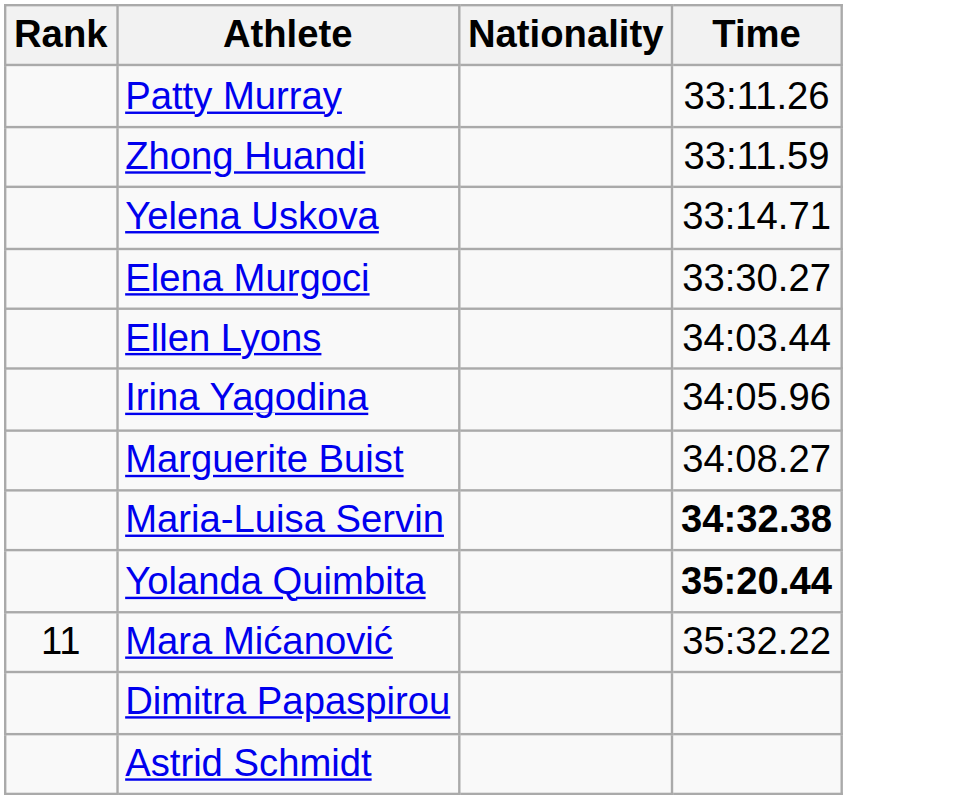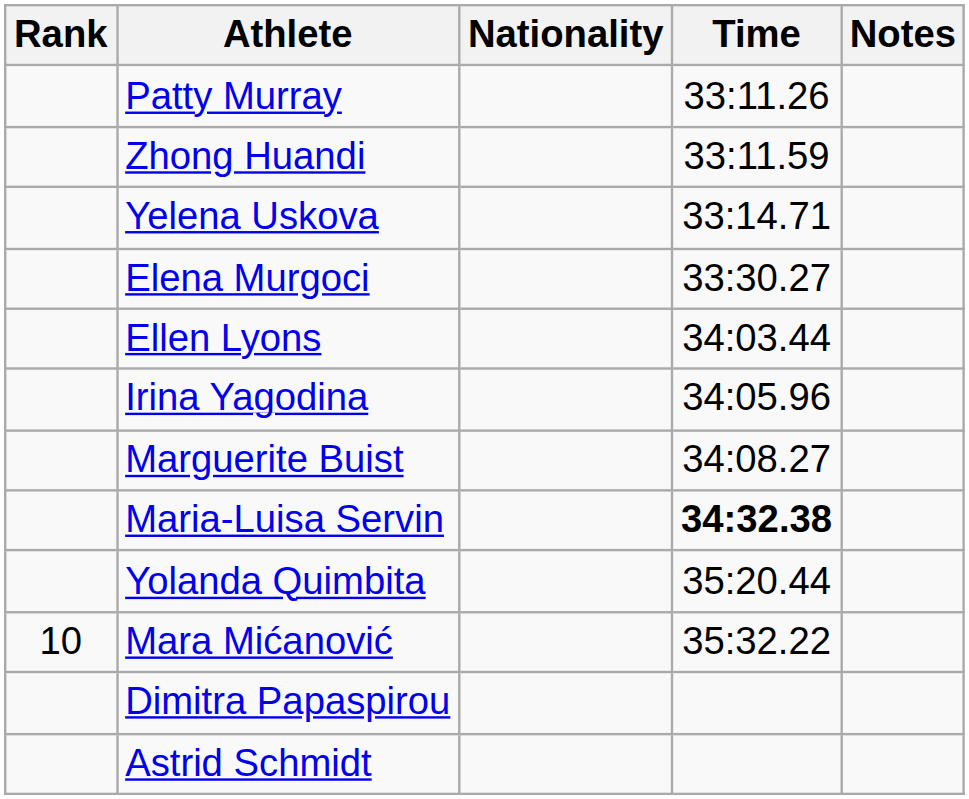+ column: (903, 34)
(757, 580) bold -> (757, 580) normal
(61, 641) 11 -> (61, 641) 10
